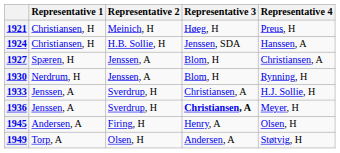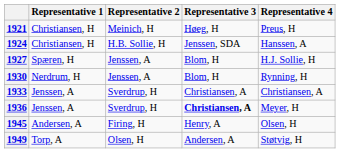(292, 60) Christiansen, A -> (288, 60) H.J. Sollie, H
(288, 92) H.J. Sollie, H -> (292, 92) Christiansen, A
